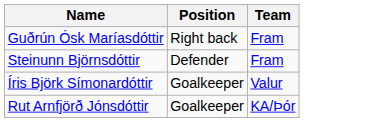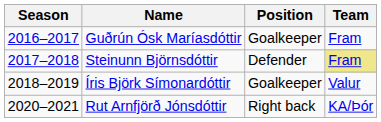+ column: (43, 15)
(204, 38) Right back -> (285, 38) Goalkeeper
(267, 60) no background -> (345, 60) khaki background
(207, 106) Goalkeeper -> (282, 106) Right back
